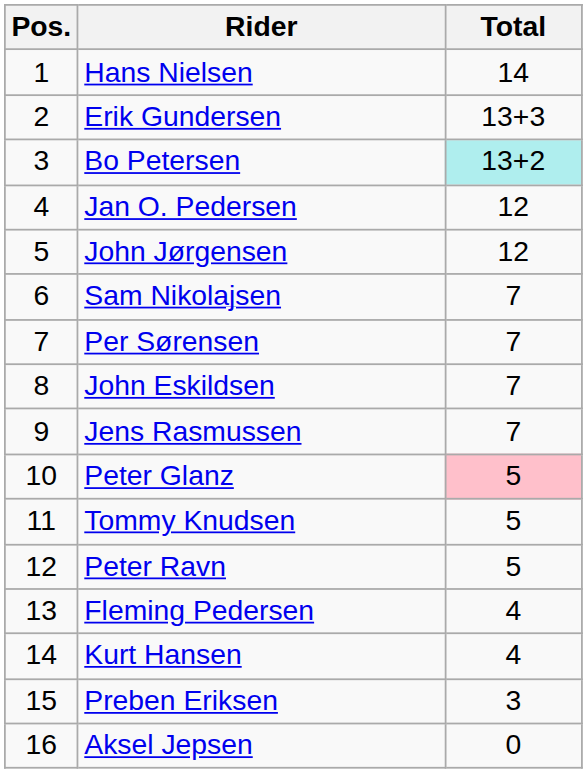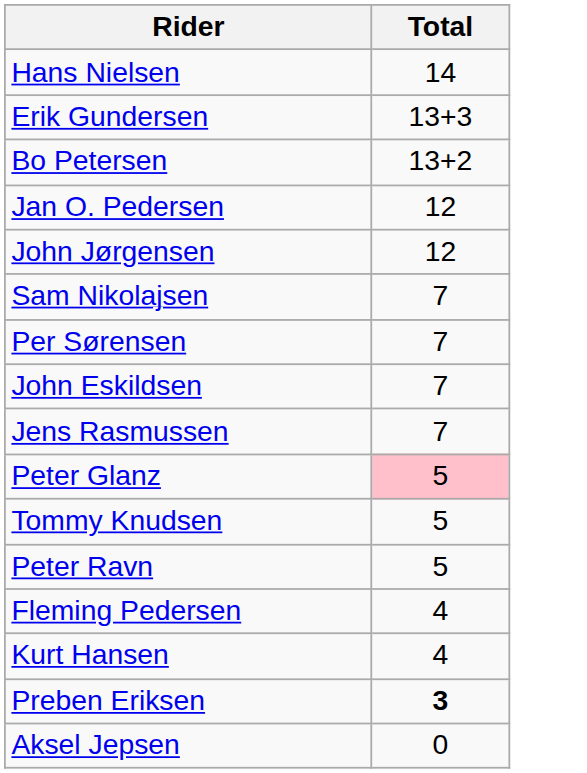- column: (41, 26)
(513, 161) paleturquoise background -> (440, 161) no background
(513, 700) normal -> (440, 700) bold
